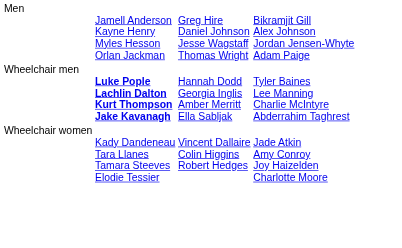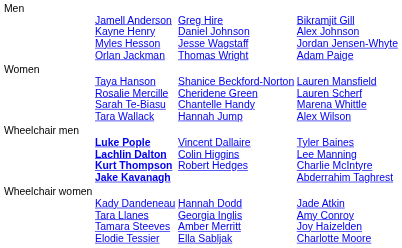+ row: (22, 70)
(210, 99) Hannah Dodd Georgia Inglis Amber Merritt Ella Sabljak -> (214, 154) Vincent Dallaire Colin Higgins Robert Hedges
(214, 154) Vincent Dallaire Colin Higgins Robert Hedges -> (210, 221) Hannah Dodd Georgia Inglis Amber Merritt Ella Sabljak
